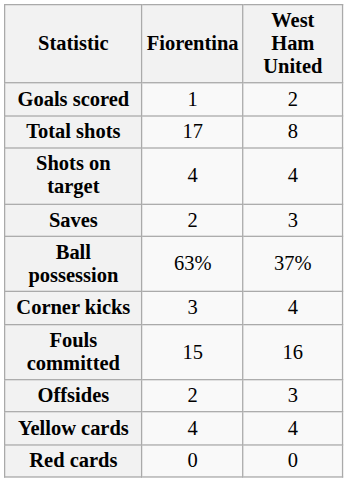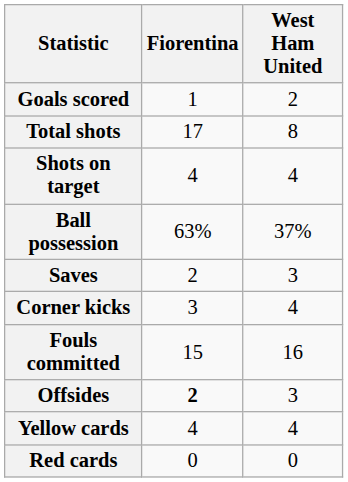rows swapped: (73, 219) <-> (73, 263)
(193, 395) normal -> (193, 395) bold
